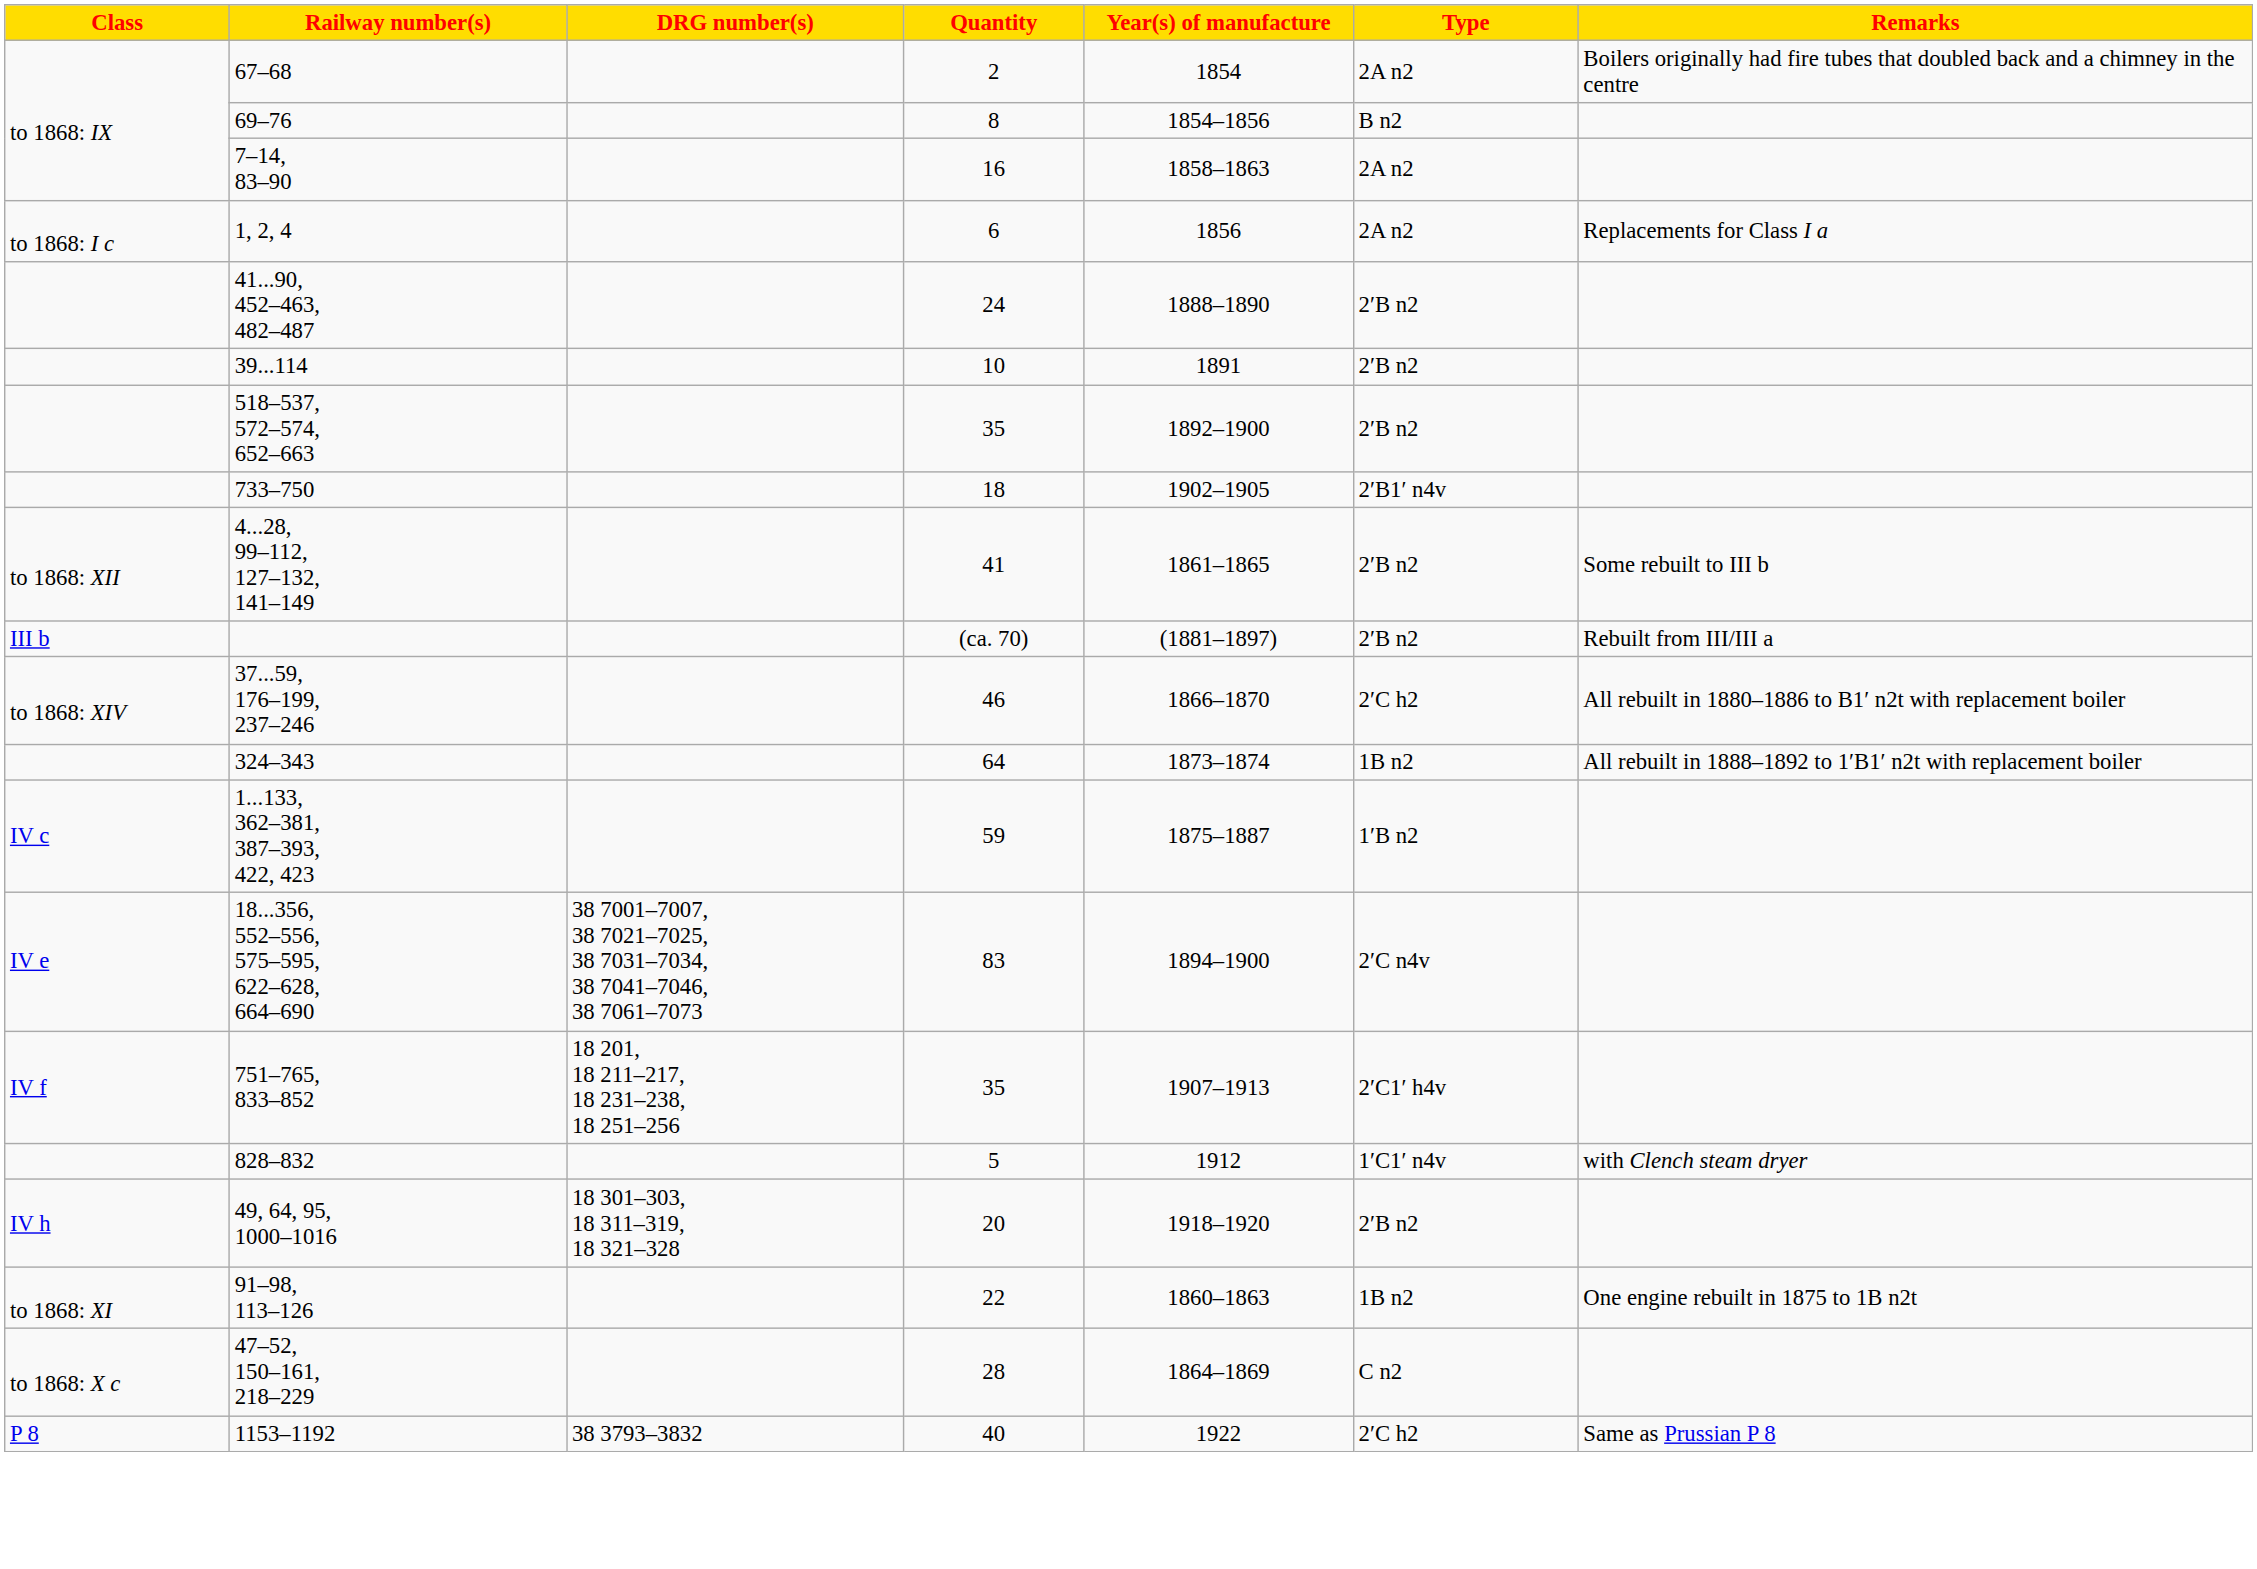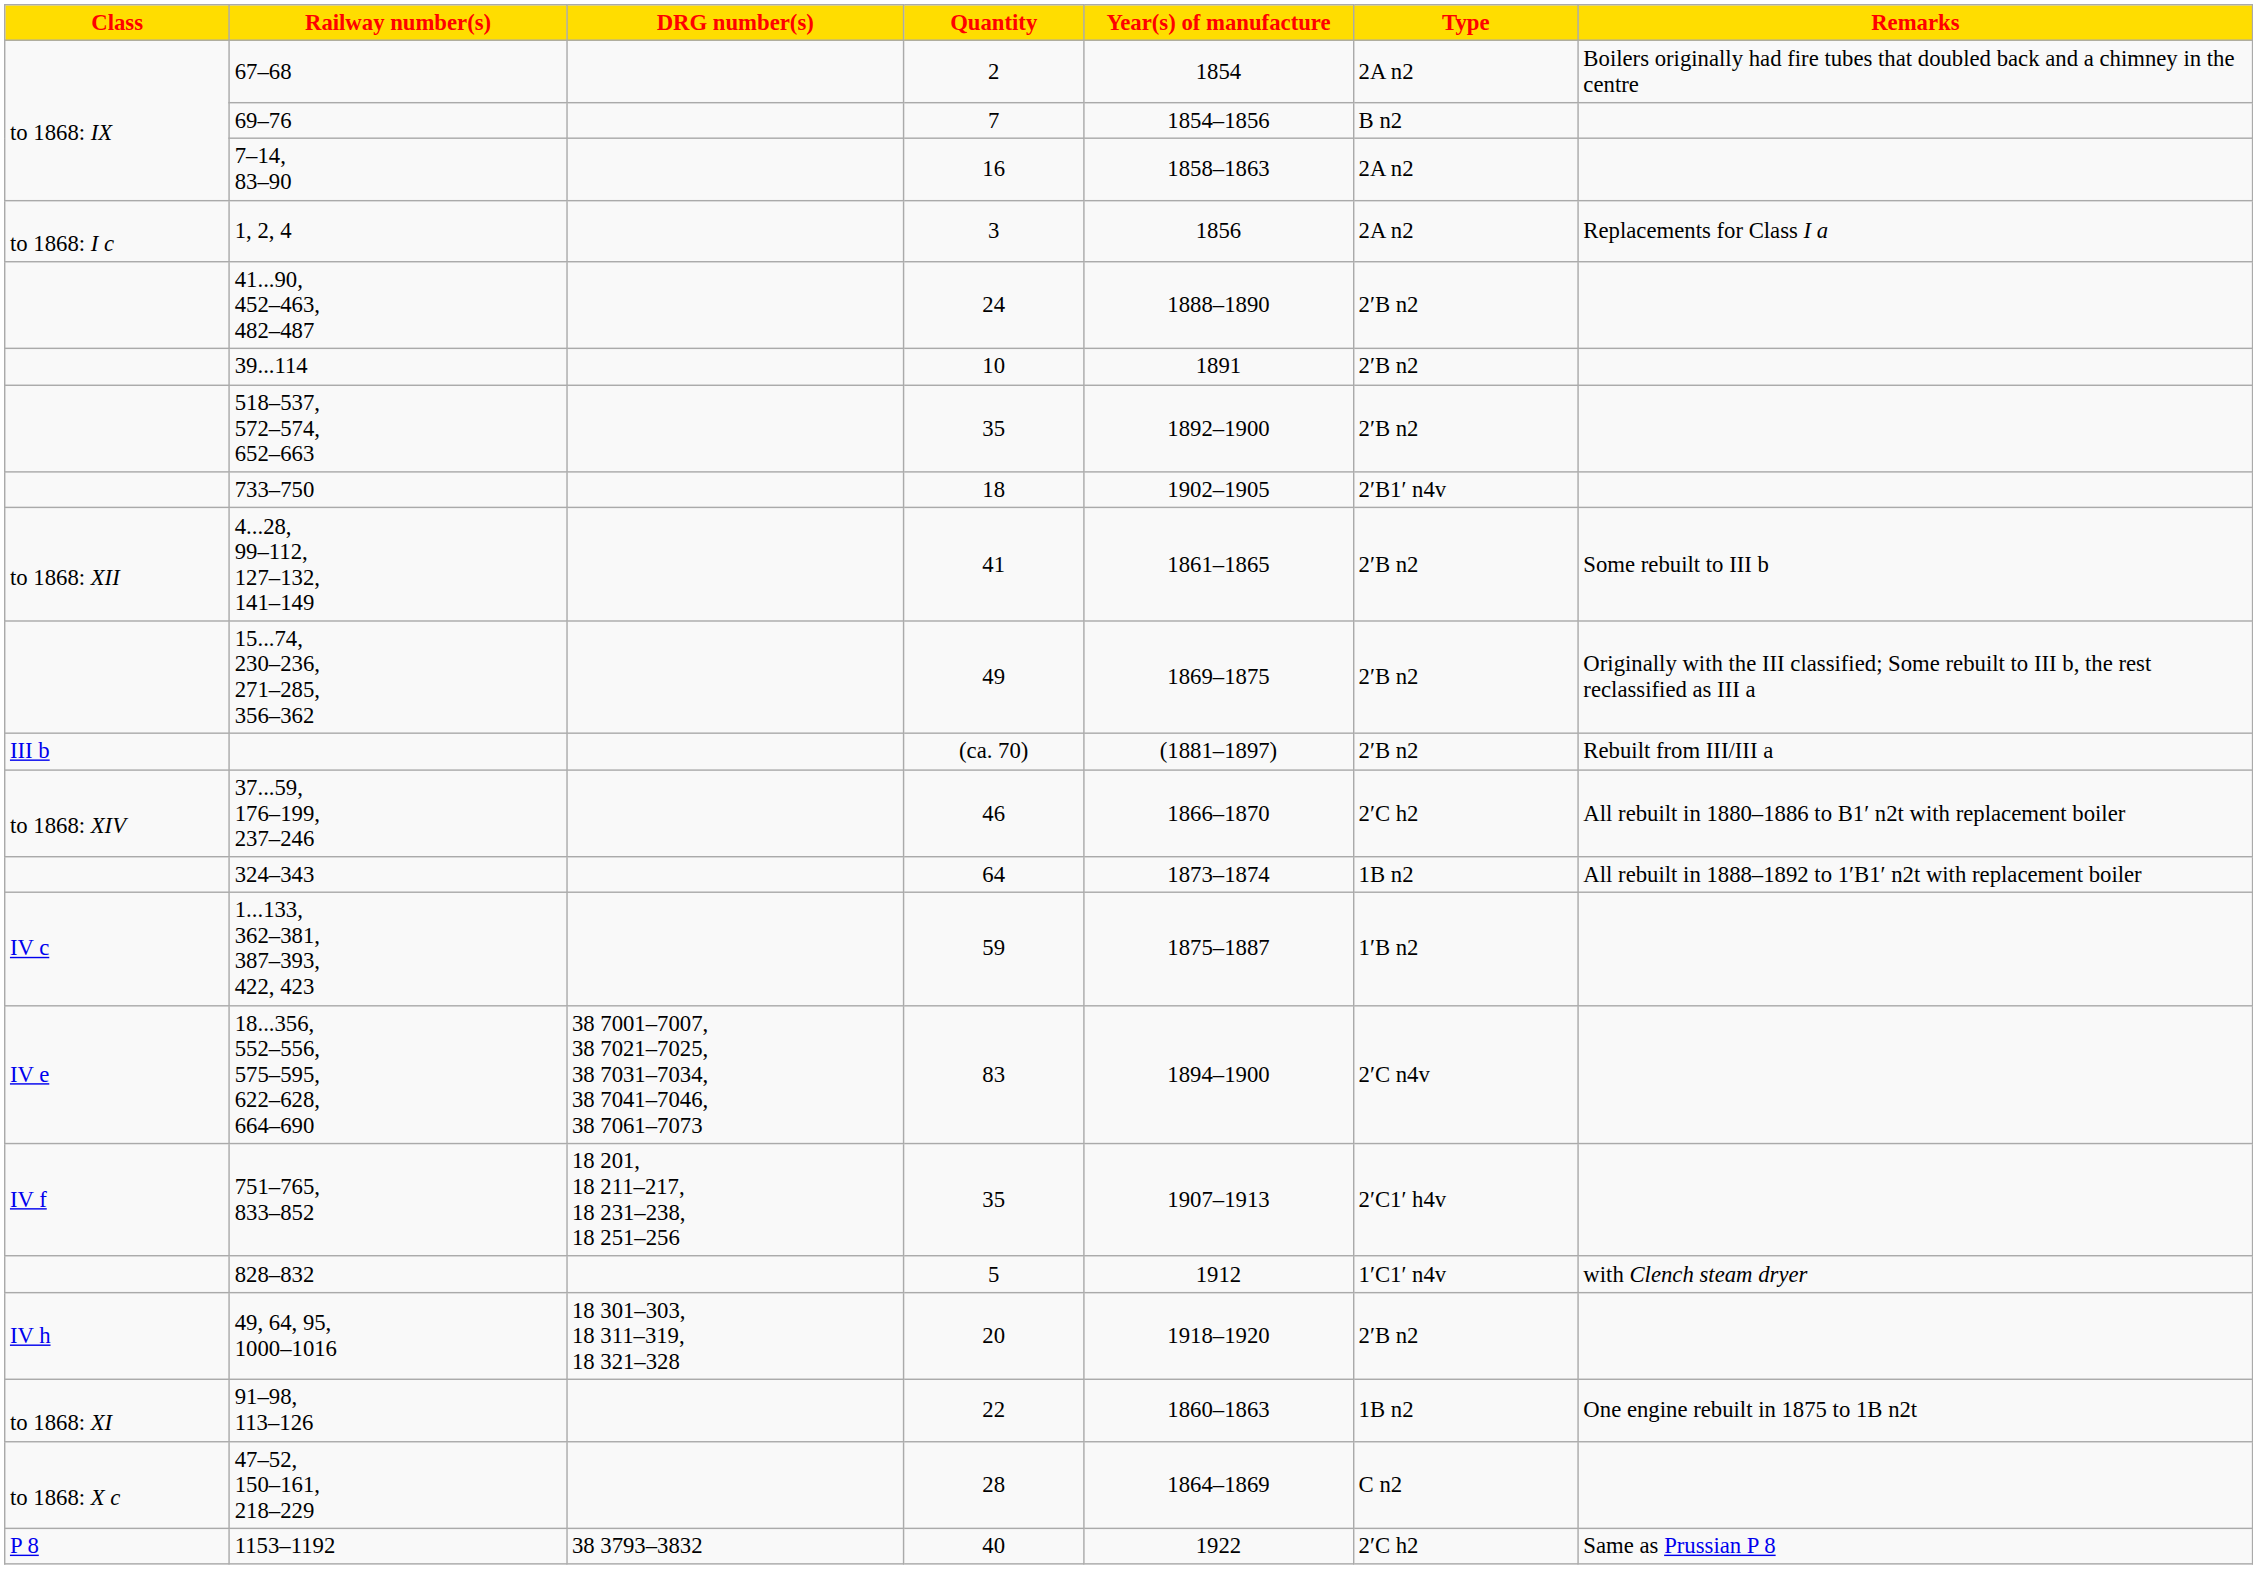(994, 120) 8 -> (994, 120) 7
(994, 230) 6 -> (994, 230) 3
+ row: (277, 676)
